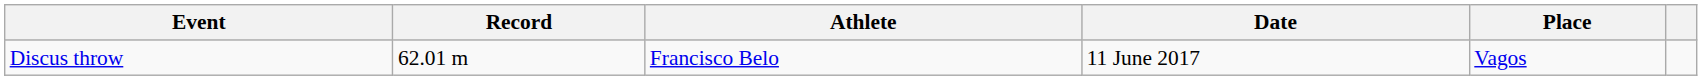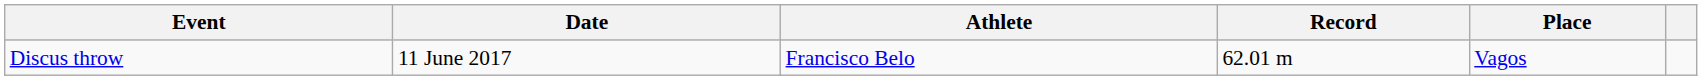columns swapped: (519, 22) <-> (1275, 22)
